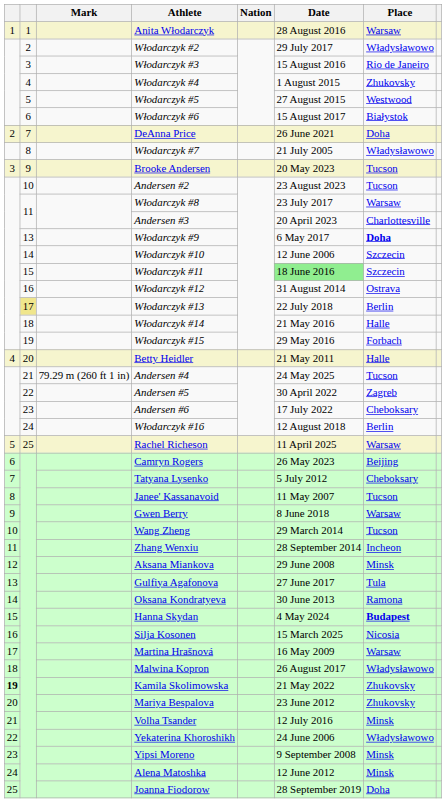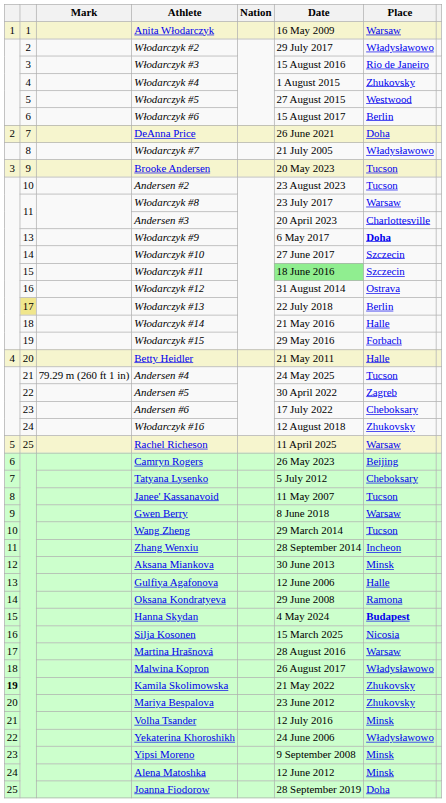(311, 30) 28 August 2016 -> (306, 30) 16 May 2009
(387, 116) Białystok -> (380, 116) Berlin
(306, 254) 12 June 2006 -> (306, 254) 27 June 2017
(380, 427) Berlin -> (391, 427) Zhukovsky
(306, 565) 29 June 2008 -> (306, 565) 30 June 2013
(306, 582) 27 June 2017 -> (306, 582) 12 June 2006
(376, 582) Tula -> (378, 582) Halle
(306, 599) 30 June 2013 -> (306, 599) 29 June 2008
(306, 651) 16 May 2009 -> (311, 651) 28 August 2016
